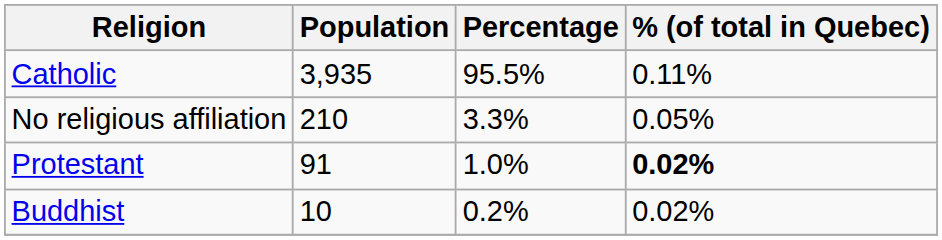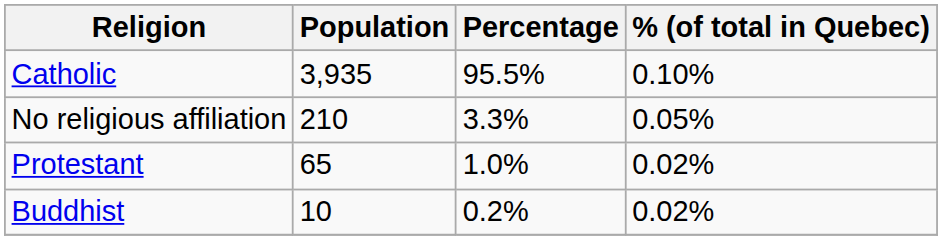(672, 73) 0.11% -> (673, 73) 0.10%
(316, 165) 91 -> (316, 165) 65
(673, 165) bold -> (673, 165) normal
